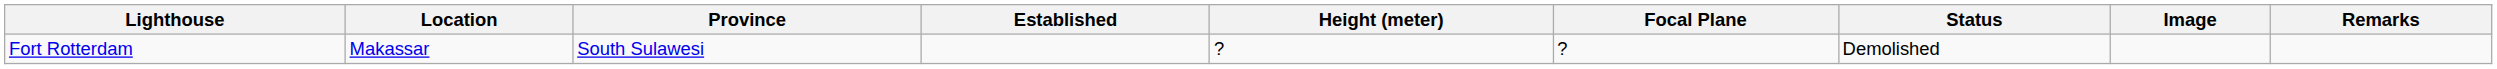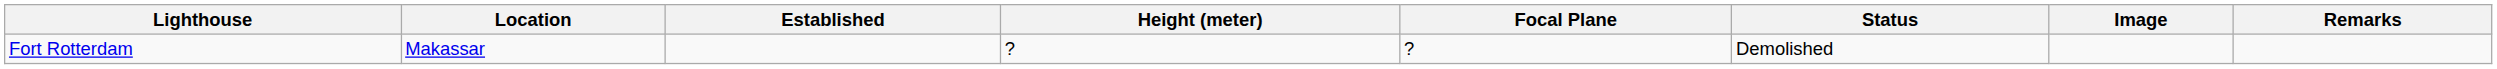- column: (747, 20)
